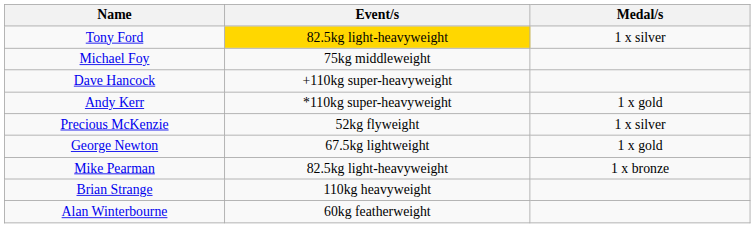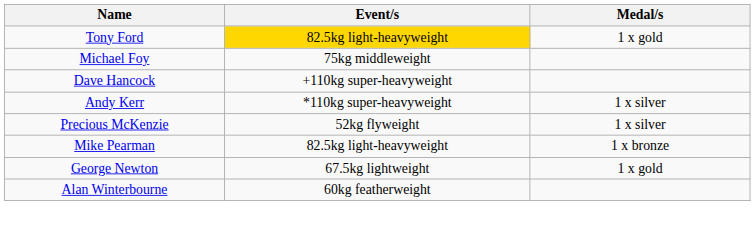(640, 37) 1 x silver -> (640, 37) 1 x gold
(640, 102) 1 x gold -> (640, 102) 1 x silver
rows swapped: (115, 146) <-> (115, 168)
- row: (115, 189)
